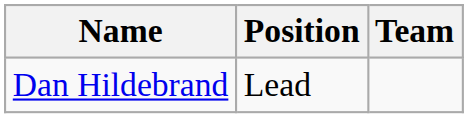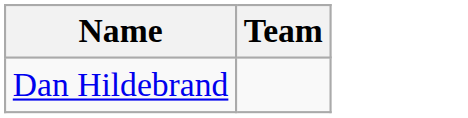- column: (302, 31)
